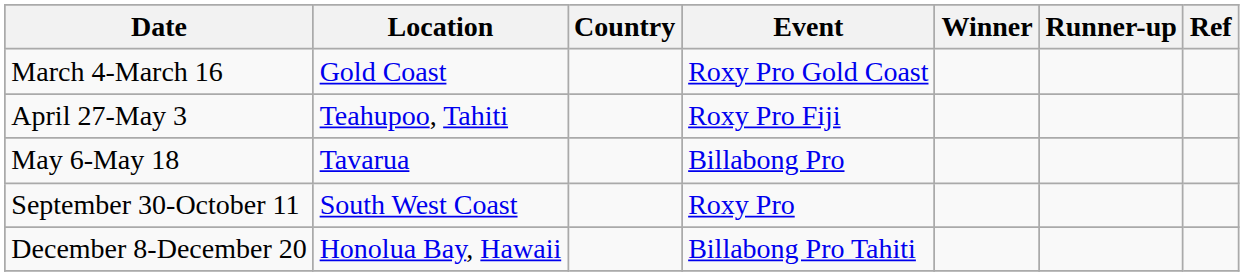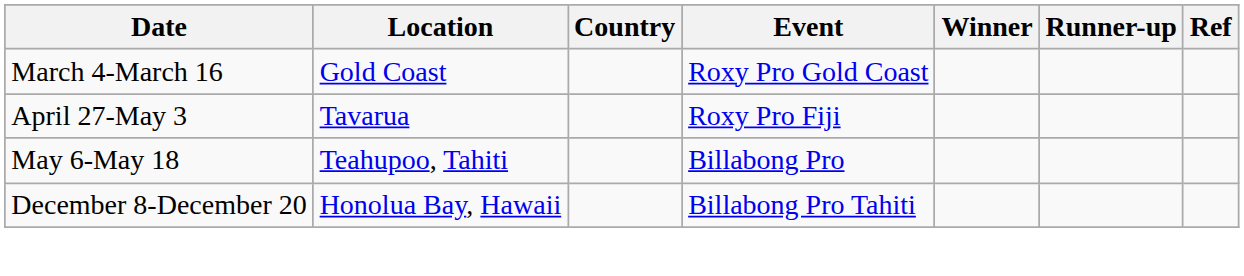(414, 115) Teahupoo, Tahiti -> (365, 115) Tavarua
(365, 159) Tavarua -> (414, 159) Teahupoo, Tahiti
- row: (155, 204)
